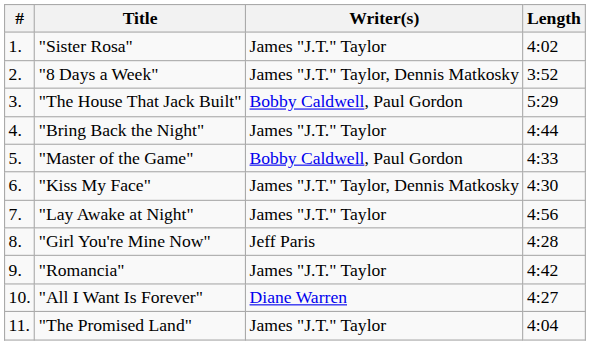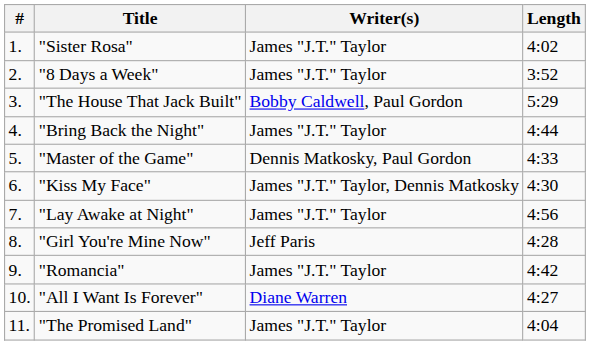(384, 74) James "J.T." Taylor, Dennis Matkosky -> (318, 74) James "J.T." Taylor
(356, 158) Bobby Caldwell, Paul Gordon -> (360, 158) Dennis Matkosky, Paul Gordon
